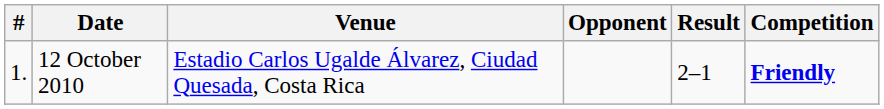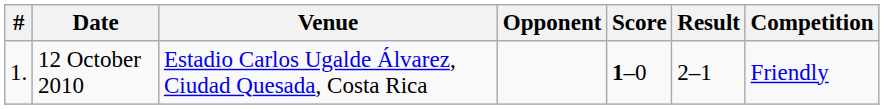+ column: (639, 22)
(793, 72) bold -> (790, 72) normal
